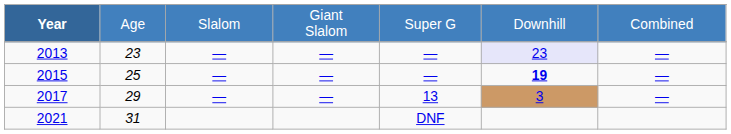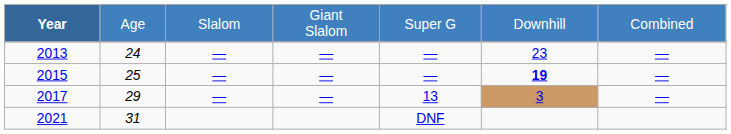(133, 53) 23 -> (133, 53) 24
(540, 53) lavender background -> (540, 53) no background
